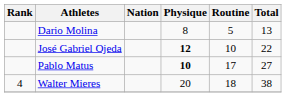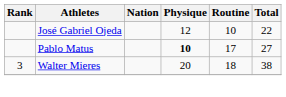- row: (68, 30)
(185, 48) bold -> (185, 30) normal
(20, 83) 4 -> (20, 65) 3
